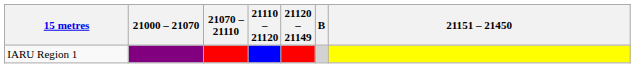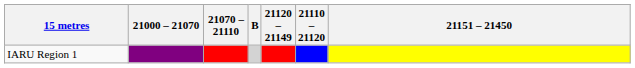columns swapped: (265, 25) <-> (321, 25)
